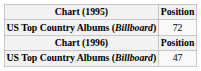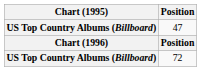rows swapped: (178, 58) <-> (178, 27)
